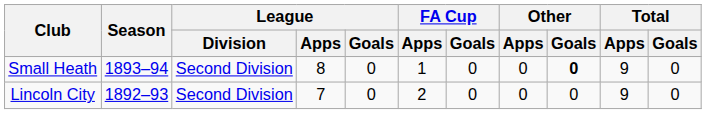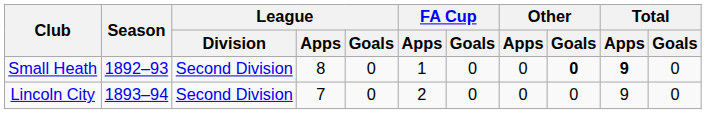(136, 69) 1893–94 -> (136, 69) 1892–93
(624, 69) normal -> (624, 69) bold
(136, 95) 1892–93 -> (136, 95) 1893–94
